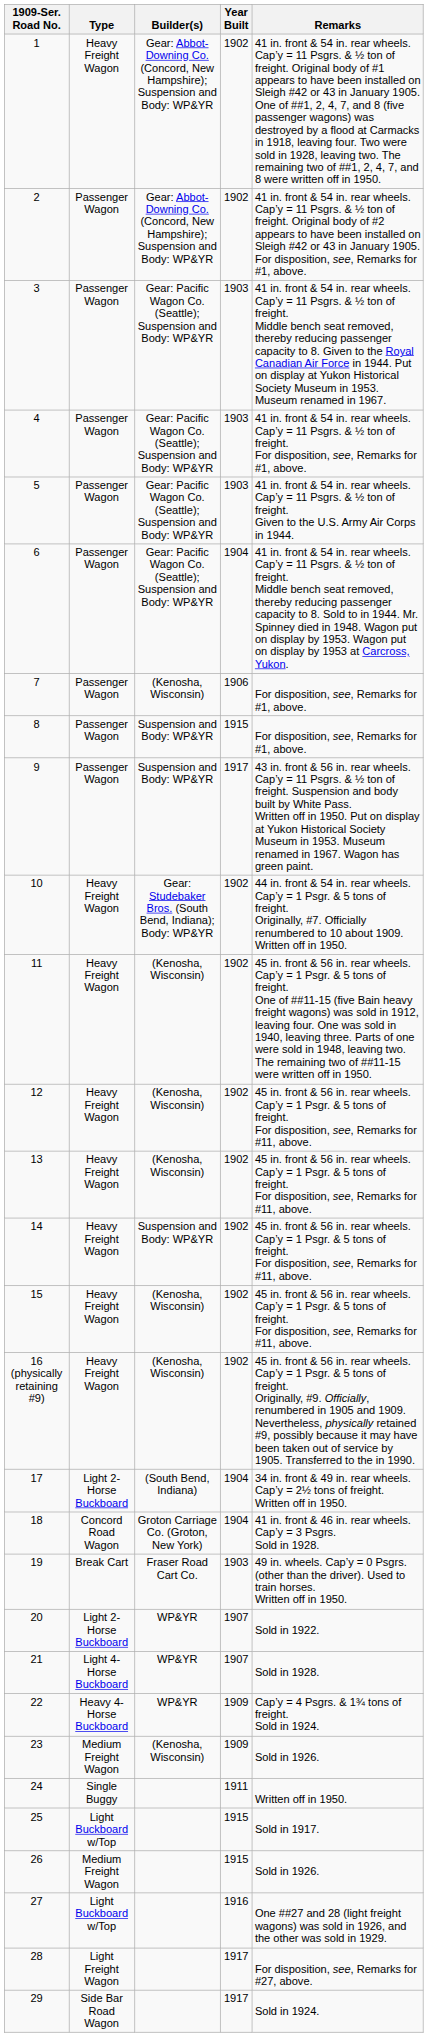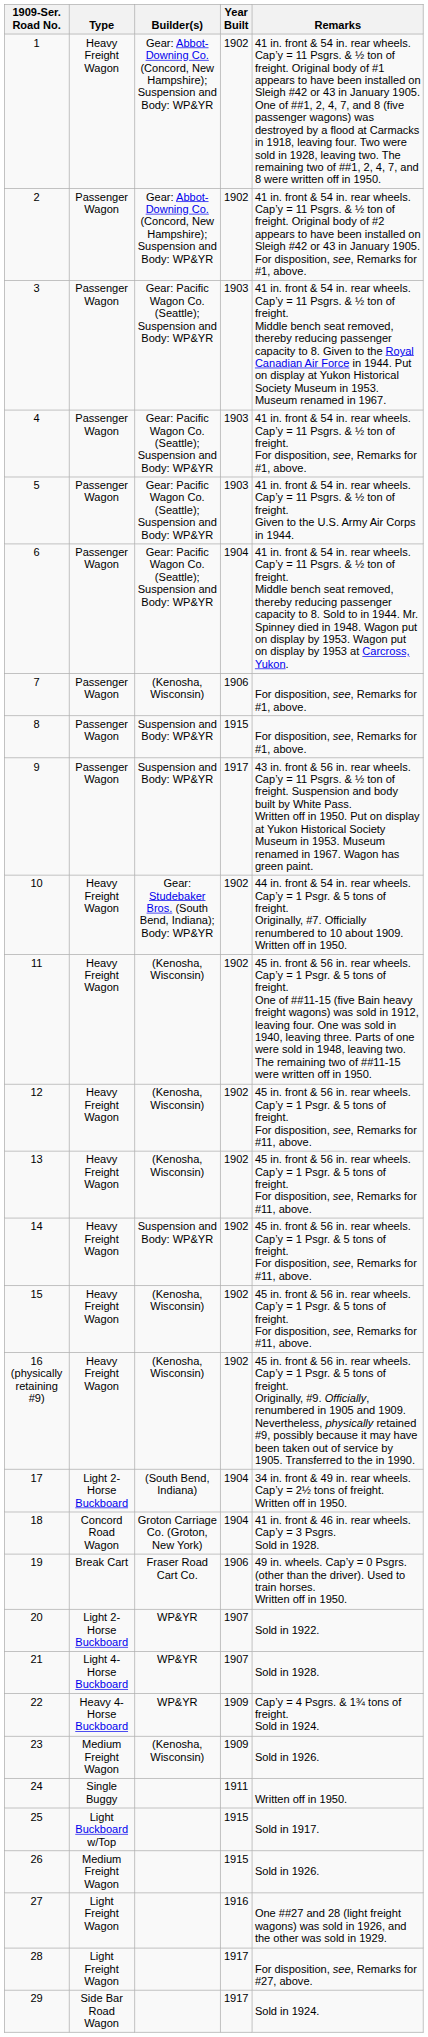(236, 1563) 1903 -> (236, 1563) 1906
(102, 1914) Light Buckboard w/Top -> (102, 1914) Light Freight Wagon
